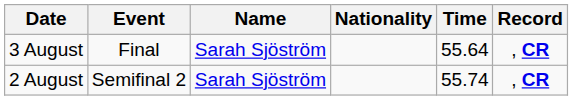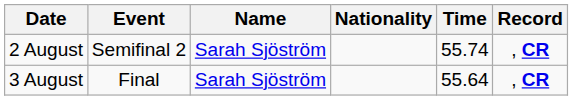rows swapped: (46, 79) <-> (46, 49)
